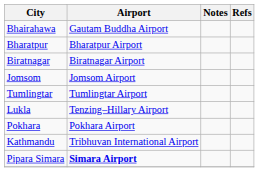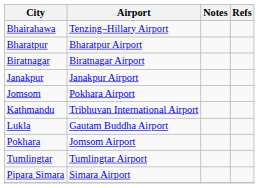(119, 28) Gautam Buddha Airport -> (119, 28) Tenzing–Hillary Airport
+ row: (25, 77)
(102, 77) Jomsom Airport -> (102, 93) Pokhara Airport
rows swapped: (31, 142) <-> (30, 93)
(119, 110) Tenzing–Hillary Airport -> (119, 126) Gautam Buddha Airport
(102, 126) Pokhara Airport -> (102, 142) Jomsom Airport
(103, 158) bold -> (100, 175) normal
